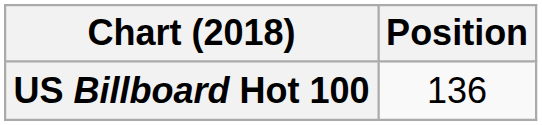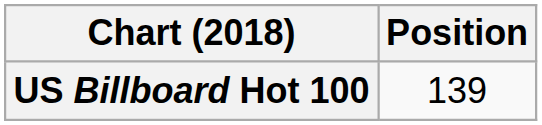(457, 90) 136 -> (457, 90) 139
